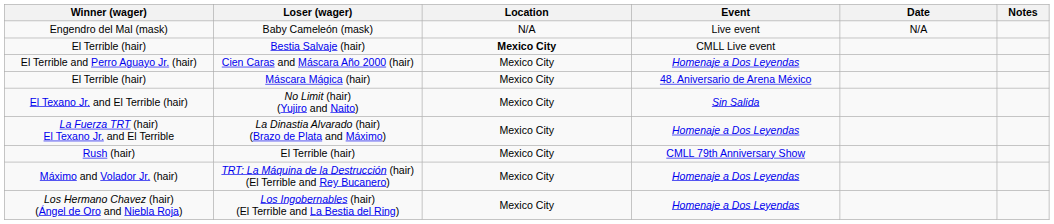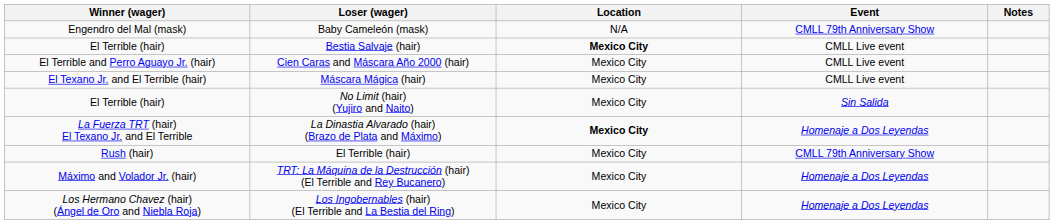- column: (918, 12)
(736, 29) Live event -> (865, 29) CMLL 79th Anniversary Show
(736, 63) Homenaje a Dos Leyendas -> (865, 63) CMLL Live event
(109, 79) El Terrible (hair) -> (127, 79) El Texano Jr. and El Terrible (hair)
(736, 79) 48. Aniversario de Arena México -> (865, 79) CMLL Live event
(109, 102) El Texano Jr. and El Terrible (hair) -> (127, 102) El Terrible (hair)
(527, 131) normal -> (619, 131) bold
